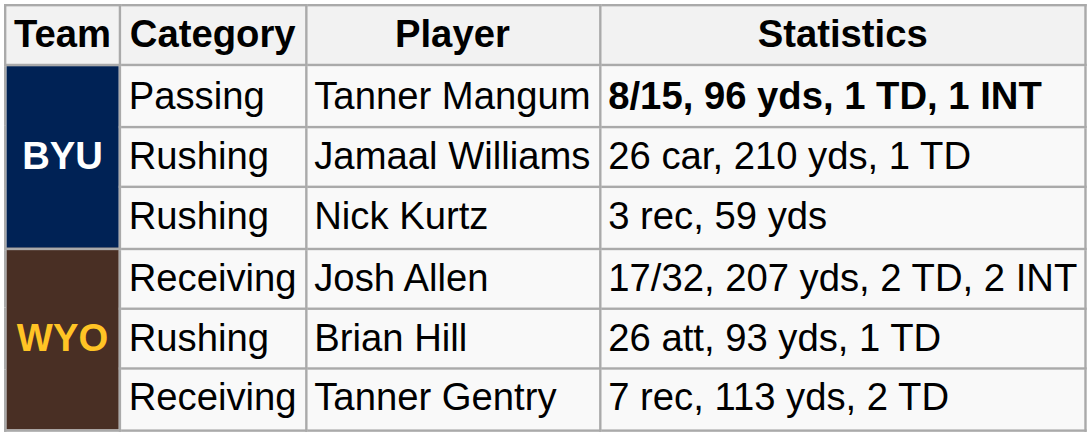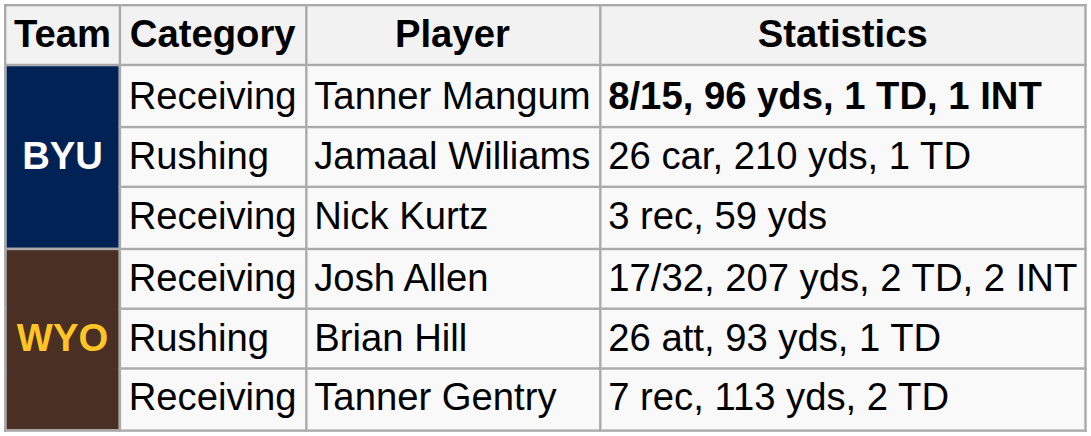(197, 95) Passing -> (213, 95) Receiving
(199, 216) Rushing -> (213, 216) Receiving
